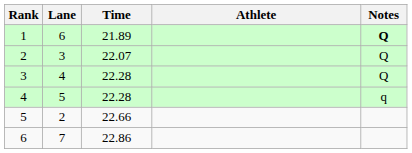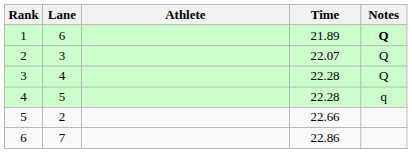columns swapped: (256, 14) <-> (117, 14)
